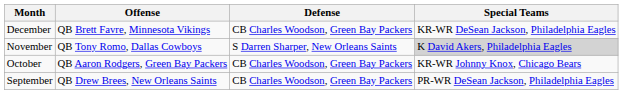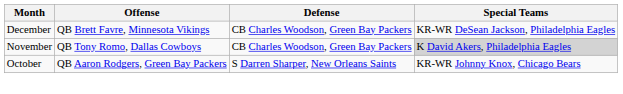(314, 47) S Darren Sharper, New Orleans Saints -> (322, 47) CB Charles Woodson, Green Bay Packers
(322, 64) CB Charles Woodson, Green Bay Packers -> (314, 64) S Darren Sharper, New Orleans Saints
- row: (30, 81)
